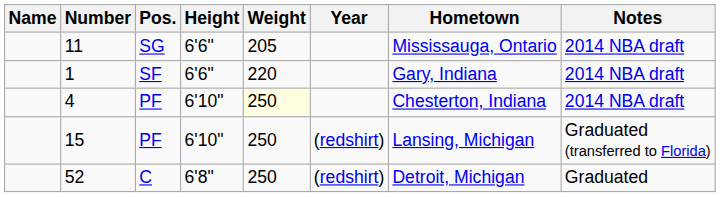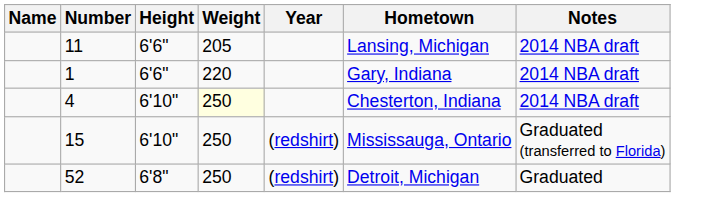- column: (158, 18)
(475, 46) Mississauga, Ontario -> (418, 46) Lansing, Michigan
(463, 140) Lansing, Michigan -> (429, 140) Mississauga, Ontario
